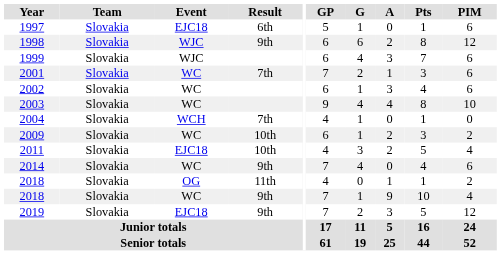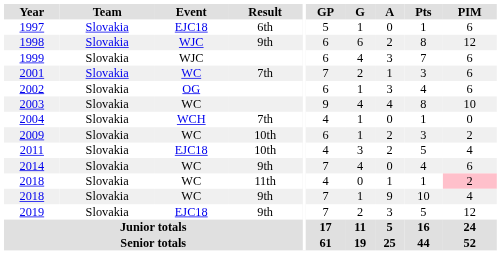(191, 88) WC -> (191, 88) OG
(191, 181) OG -> (191, 181) WC
(470, 181) no background -> (470, 181) pink background
